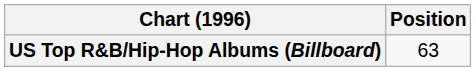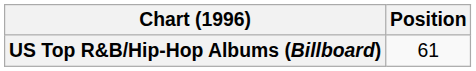(428, 50) 63 -> (428, 50) 61
